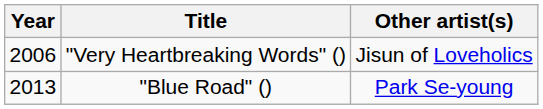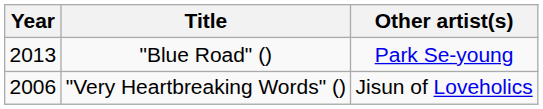rows swapped: (206, 54) <-> (206, 87)
